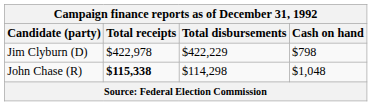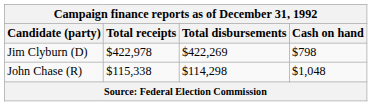(205, 52) $422,229 -> (205, 52) $422,269
(129, 71) bold -> (129, 71) normal
